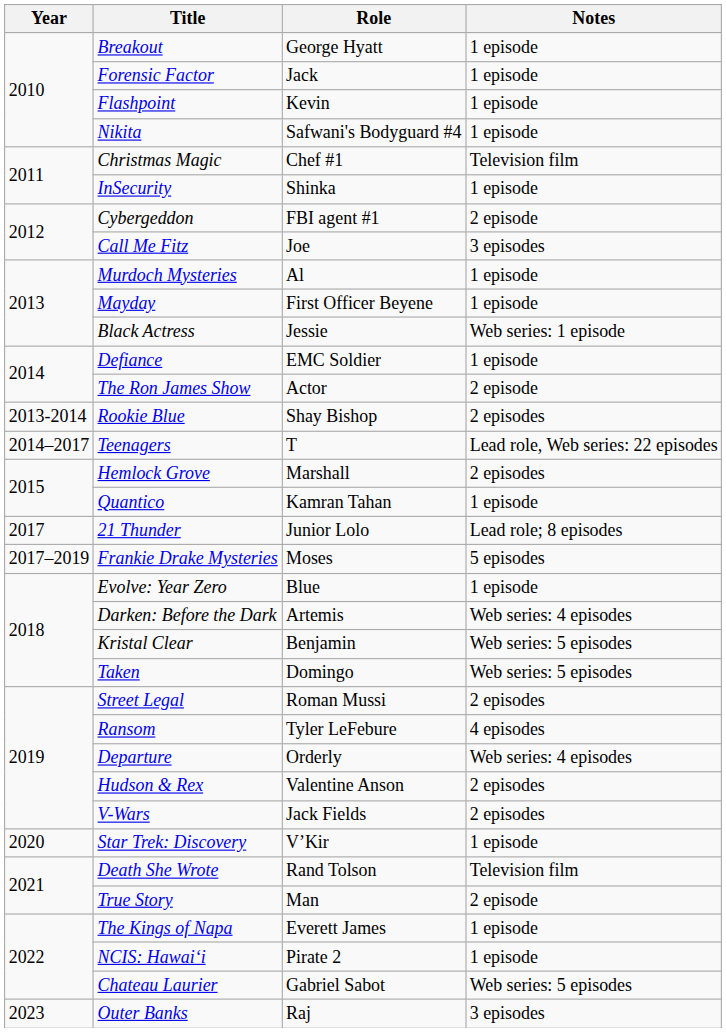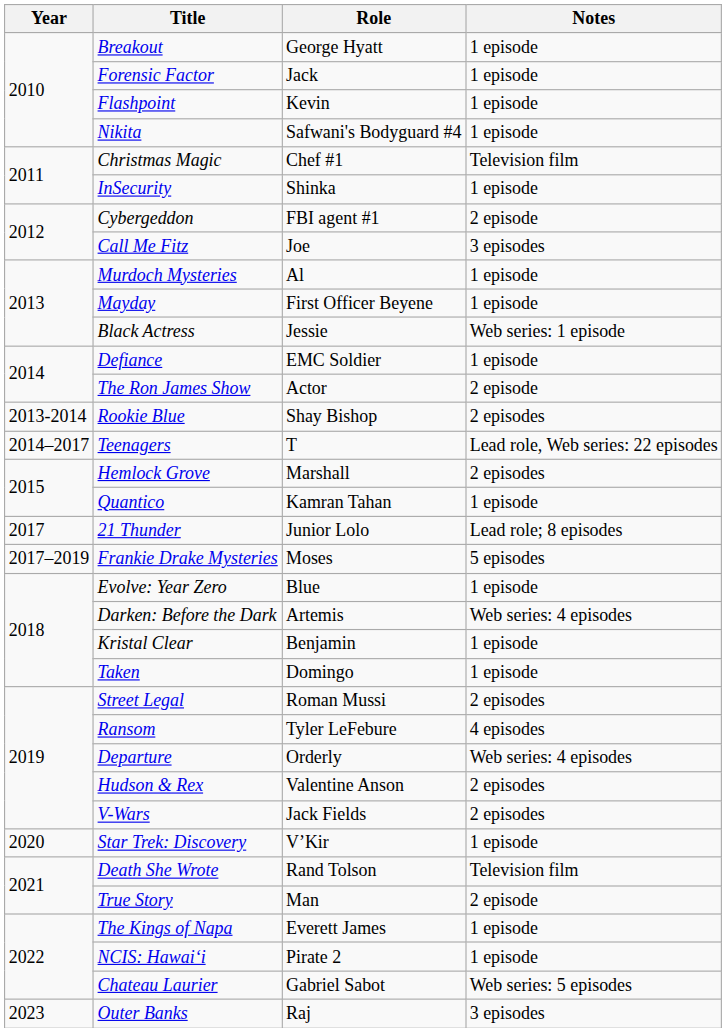(551, 643) Web series: 5 episodes -> (504, 643) 1 episode
(551, 672) Web series: 5 episodes -> (504, 672) 1 episode
